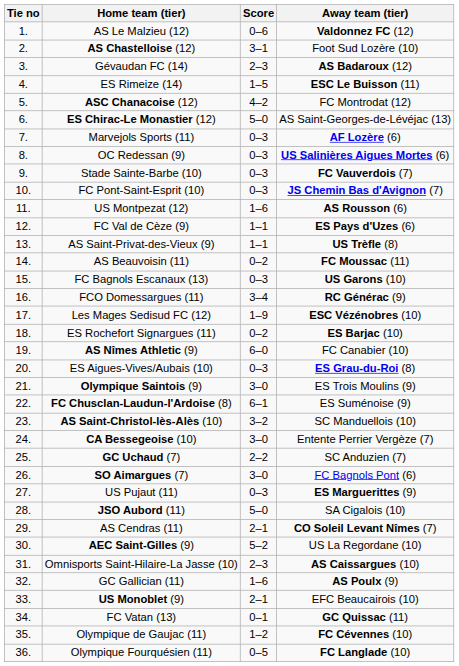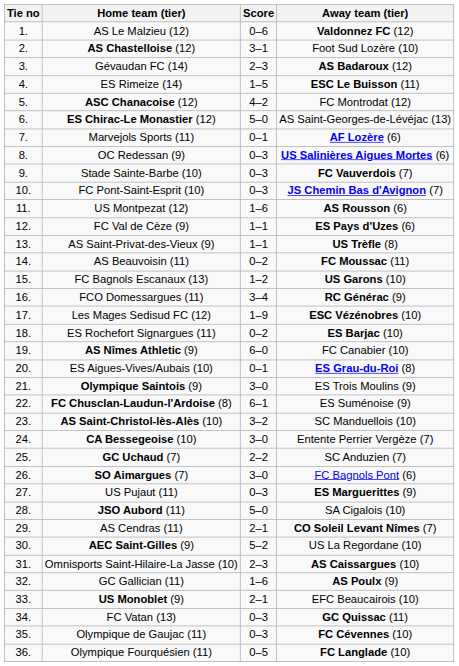(259, 137) 0–3 -> (259, 137) 0–1
(259, 279) 0–3 -> (259, 279) 1–2
(259, 368) 0–3 -> (259, 368) 0–1
(259, 617) 0–1 -> (259, 617) 0–3
(259, 635) 1–2 -> (259, 635) 0–3
